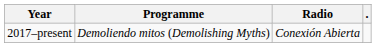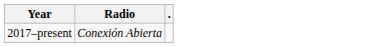- column: (173, 14)
